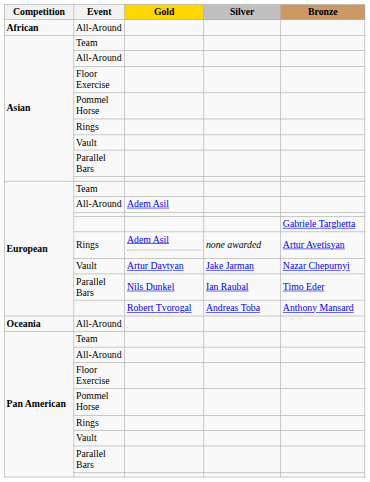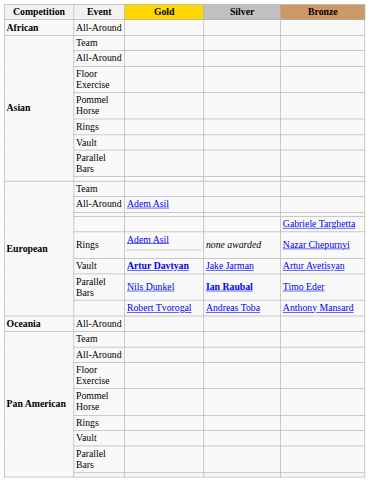(314, 245) Artur Avetisyan -> (316, 245) Nazar Chepurnyi
(155, 266) normal -> (158, 266) bold
(316, 266) Nazar Chepurnyi -> (314, 266) Artur Avetisyan
(227, 287) normal -> (229, 287) bold
